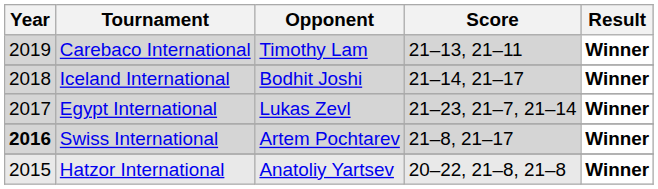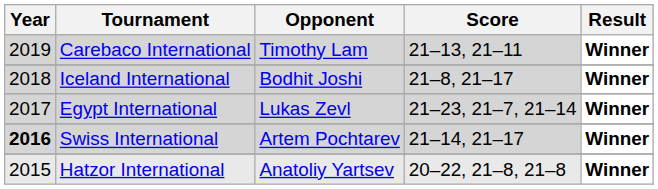(466, 80) 21–14, 21–17 -> (461, 80) 21–8, 21–17
(461, 139) 21–8, 21–17 -> (466, 139) 21–14, 21–17
